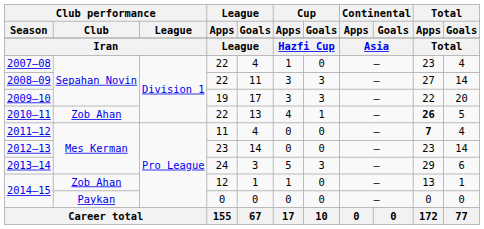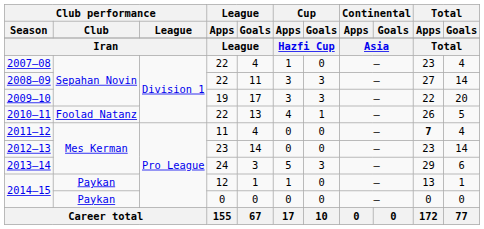(96, 115) Zob Ahan -> (96, 115) Foolad Natanz
(428, 115) bold -> (428, 115) normal
(96, 182) Zob Ahan -> (96, 182) Paykan
